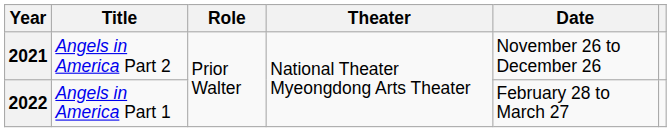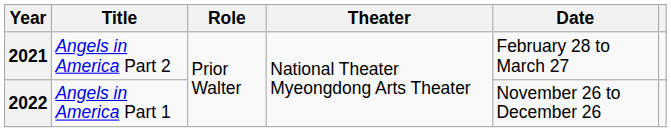(559, 55) November 26 to December 26 -> (553, 55) February 28 to March 27
(553, 103) February 28 to March 27 -> (559, 103) November 26 to December 26
